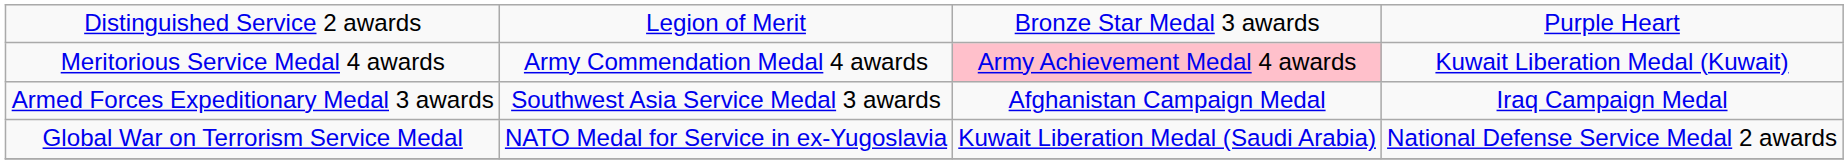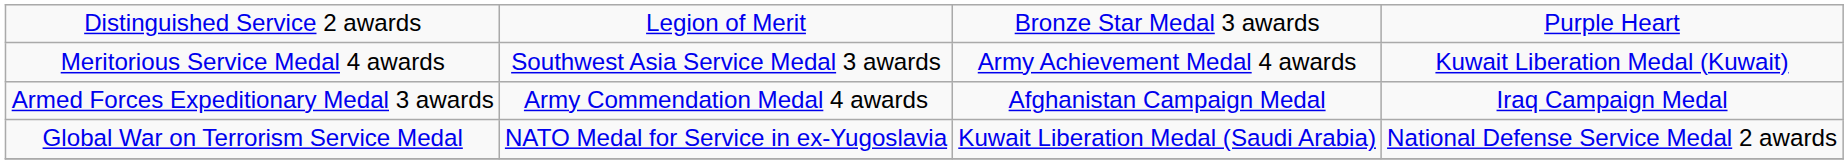(726, 61) Army Commendation Medal 4 awards -> (726, 61) Southwest Asia Service Medal 3 awards
(1167, 61) pink background -> (1167, 61) no background
(726, 100) Southwest Asia Service Medal 3 awards -> (726, 100) Army Commendation Medal 4 awards
